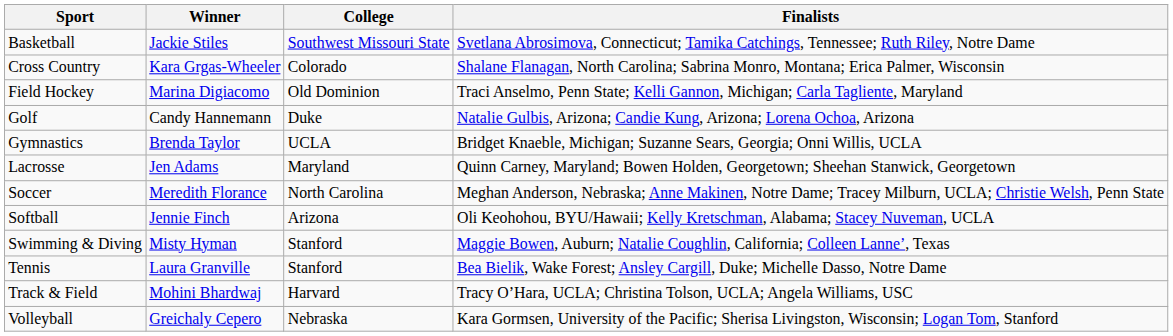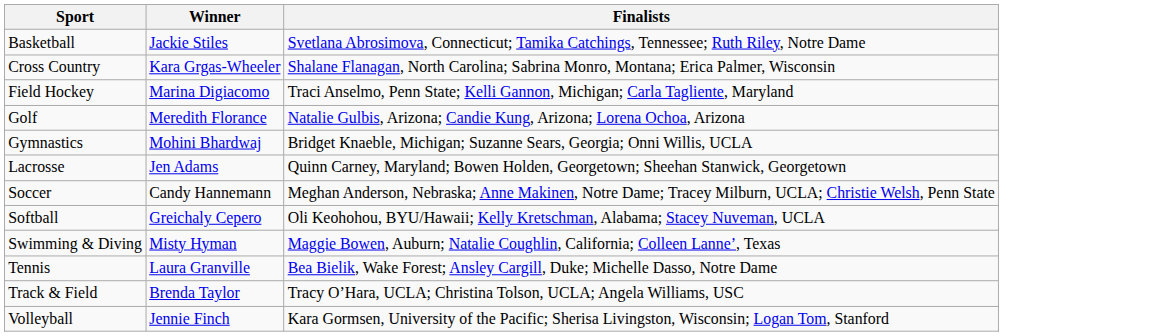- column: (369, 17)
(210, 117) Candy Hannemann -> (208, 117) Meredith Florance
(194, 142) Brenda Taylor -> (205, 142) Mohini Bhardwaj
(208, 192) Meredith Florance -> (210, 192) Candy Hannemann
(189, 218) Jennie Finch -> (205, 218) Greichaly Cepero
(205, 293) Mohini Bhardwaj -> (194, 293) Brenda Taylor
(205, 318) Greichaly Cepero -> (189, 318) Jennie Finch
